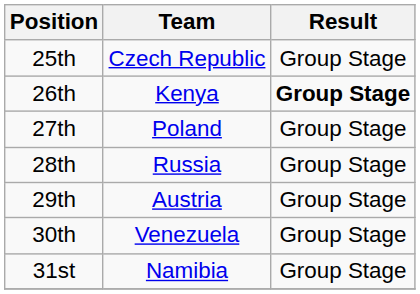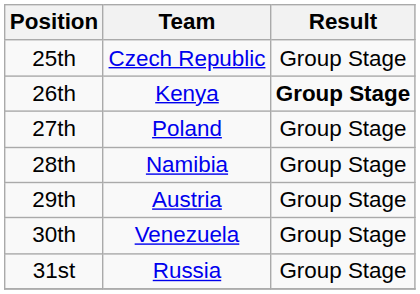(187, 164) Russia -> (187, 164) Namibia
(187, 270) Namibia -> (187, 270) Russia
